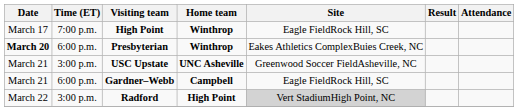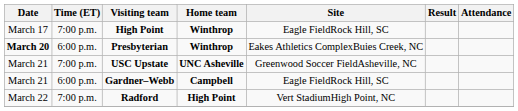(77, 64) 3:00 p.m. -> (77, 64) 7:00 p.m.
(77, 98) 3:00 p.m. -> (77, 98) 7:00 p.m.
(336, 98) lightgrey background -> (336, 98) no background
